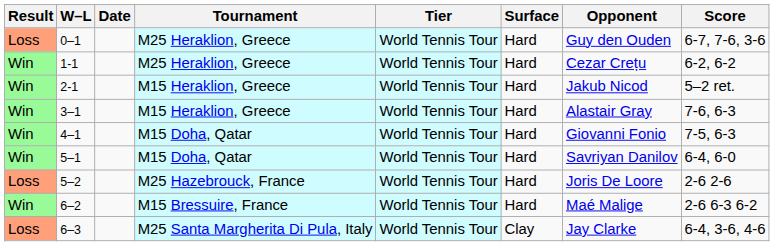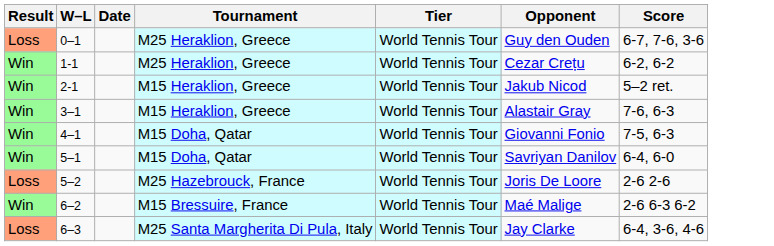- column: (532, 16)
